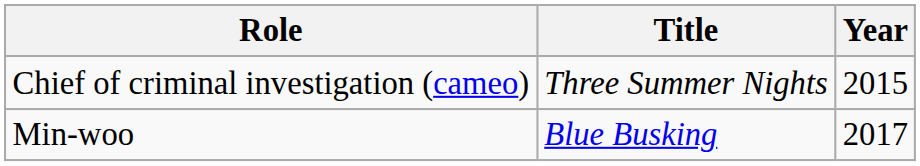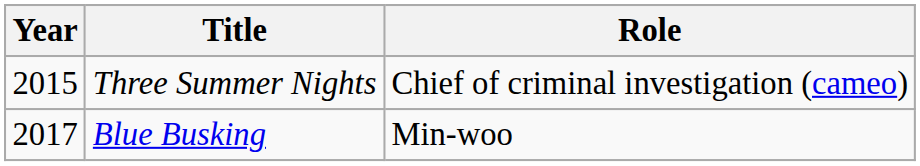columns swapped: (875, 30) <-> (271, 30)
